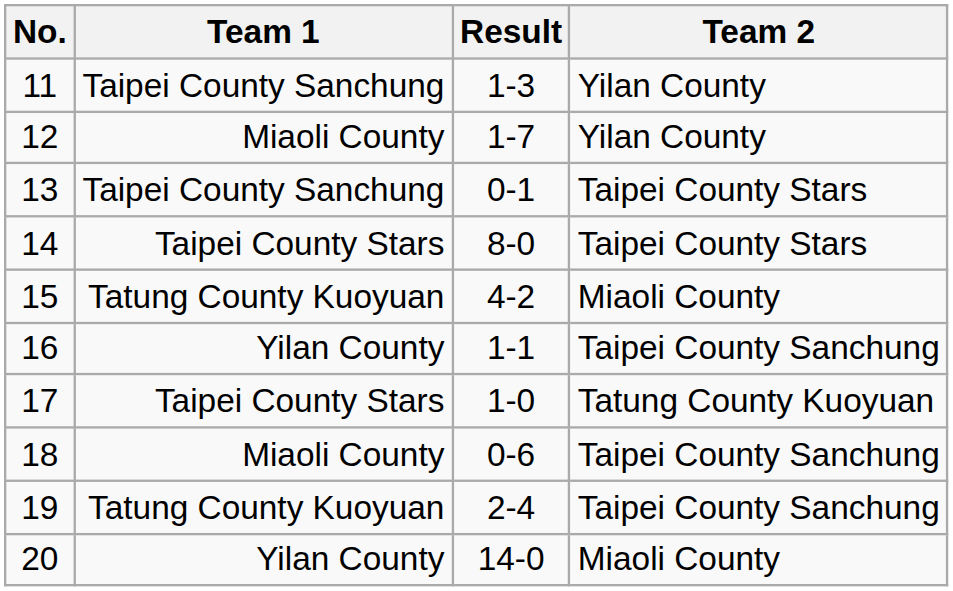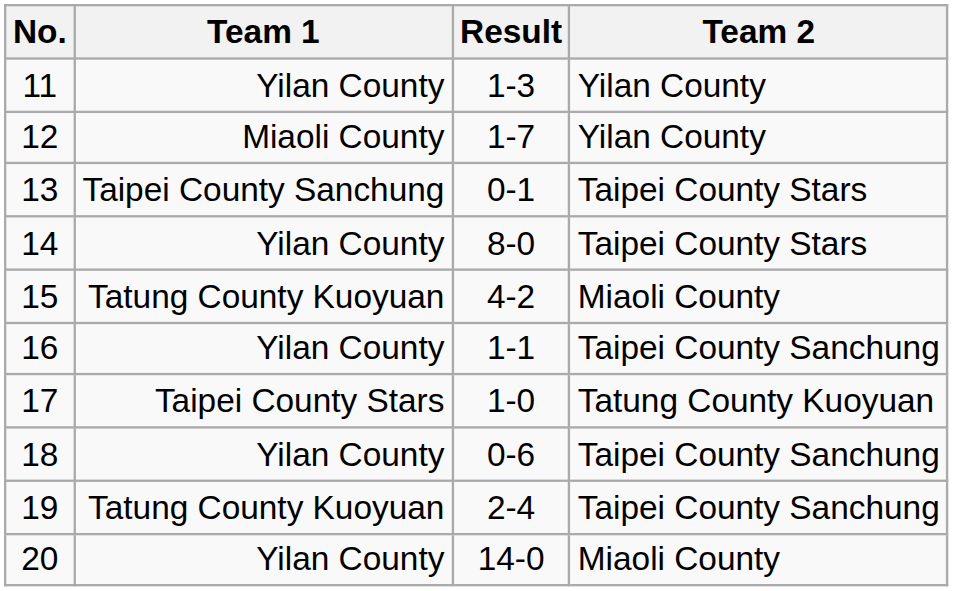(263, 85) Taipei County Sanchung -> (350, 85) Yilan County
(300, 243) Taipei County Stars -> (350, 243) Yilan County
(343, 454) Miaoli County -> (350, 454) Yilan County
